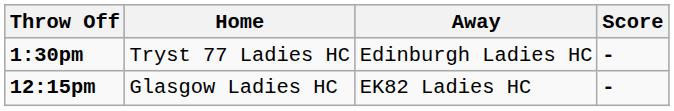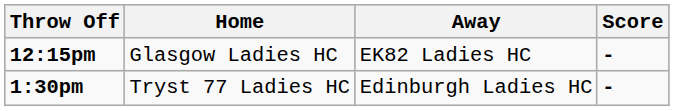rows swapped: (53, 88) <-> (46, 55)
